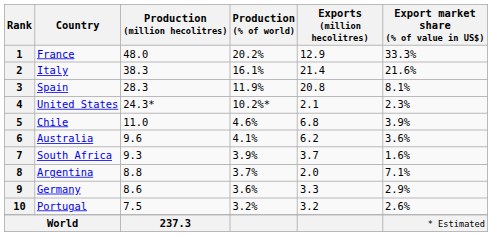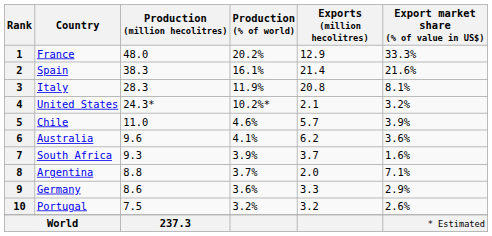(53, 71) Italy -> (53, 71) Spain
(53, 88) Spain -> (53, 88) Italy
(398, 105) 2.3% -> (398, 105) 3.2%
(309, 122) 6.8 -> (309, 122) 5.7
